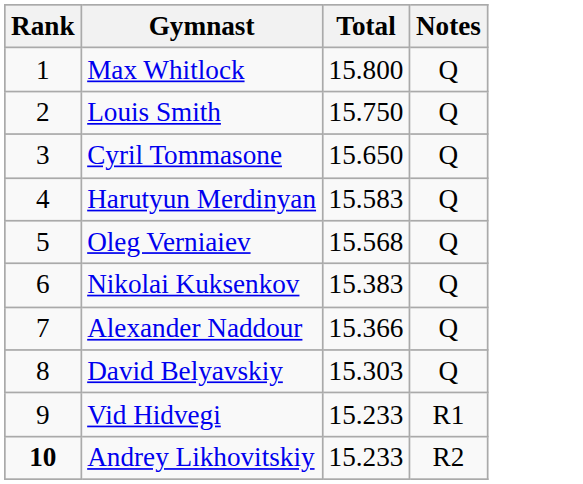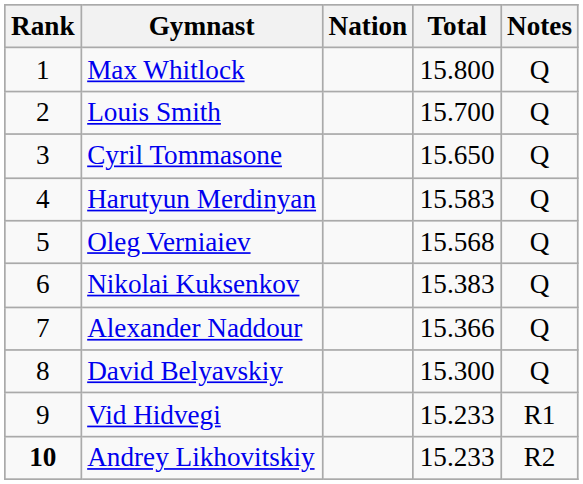+ column: (368, 26)
(366, 112) 15.750 -> (457, 112) 15.700
(366, 371) 15.303 -> (457, 371) 15.300
